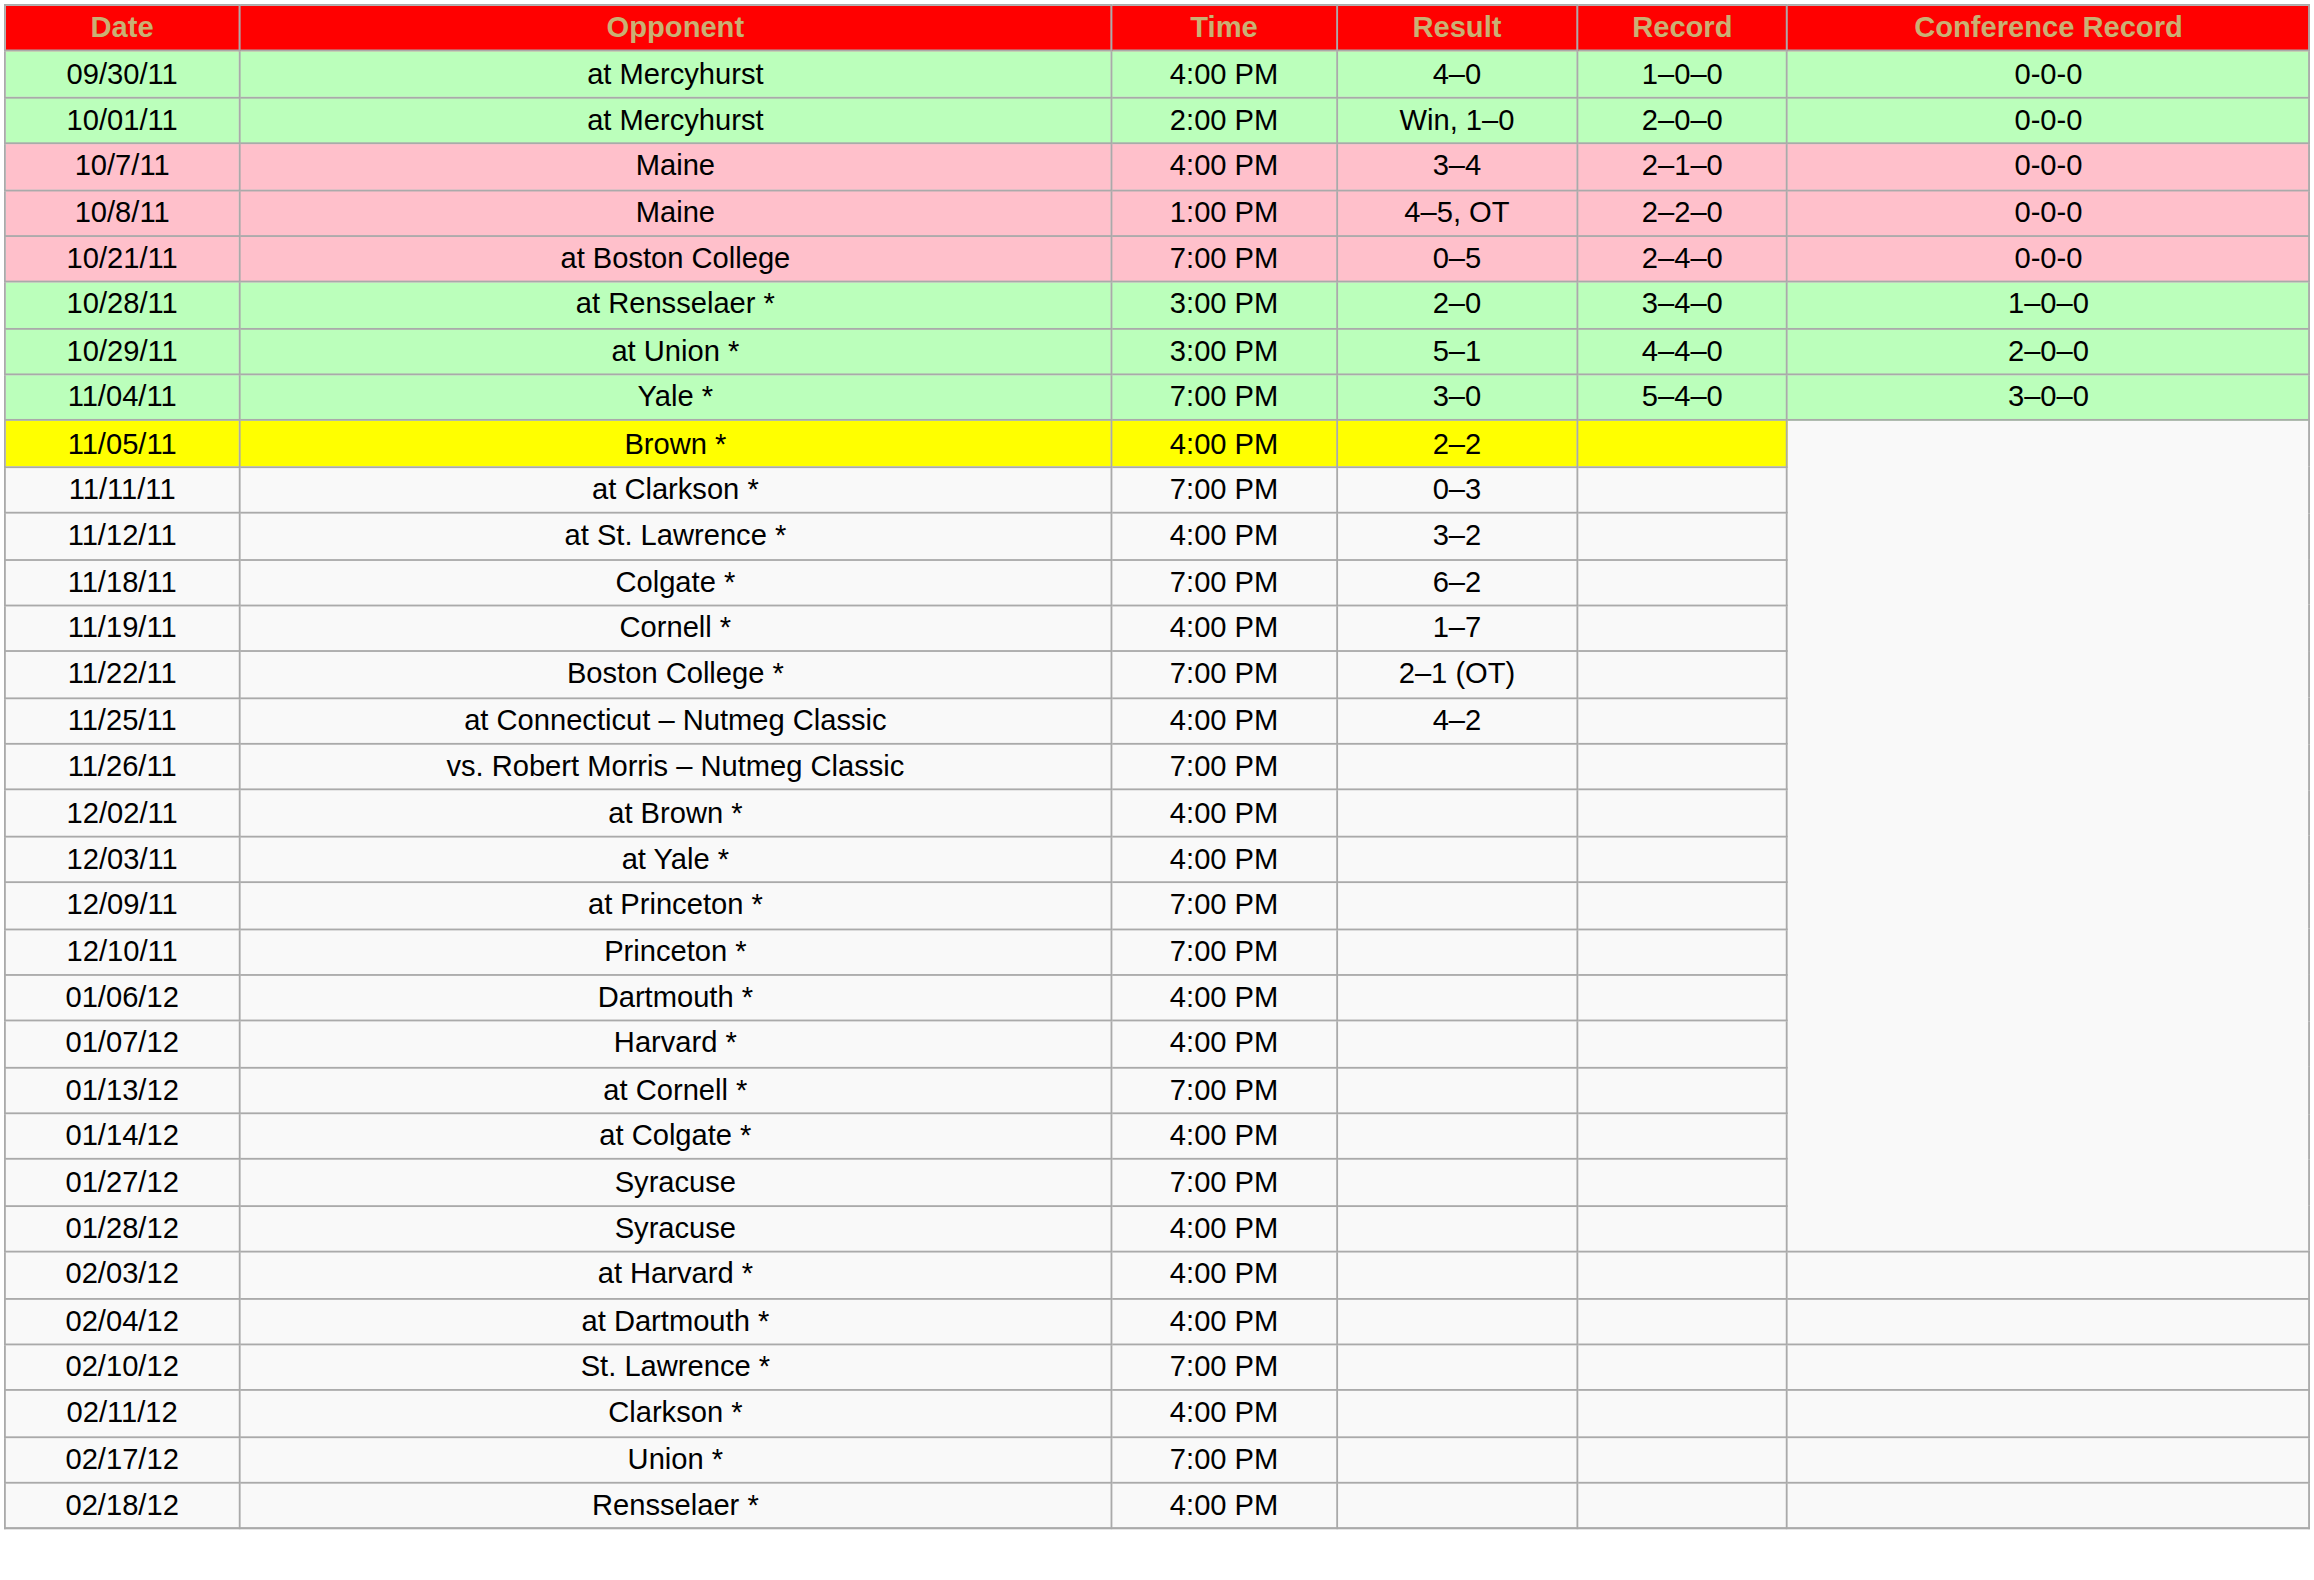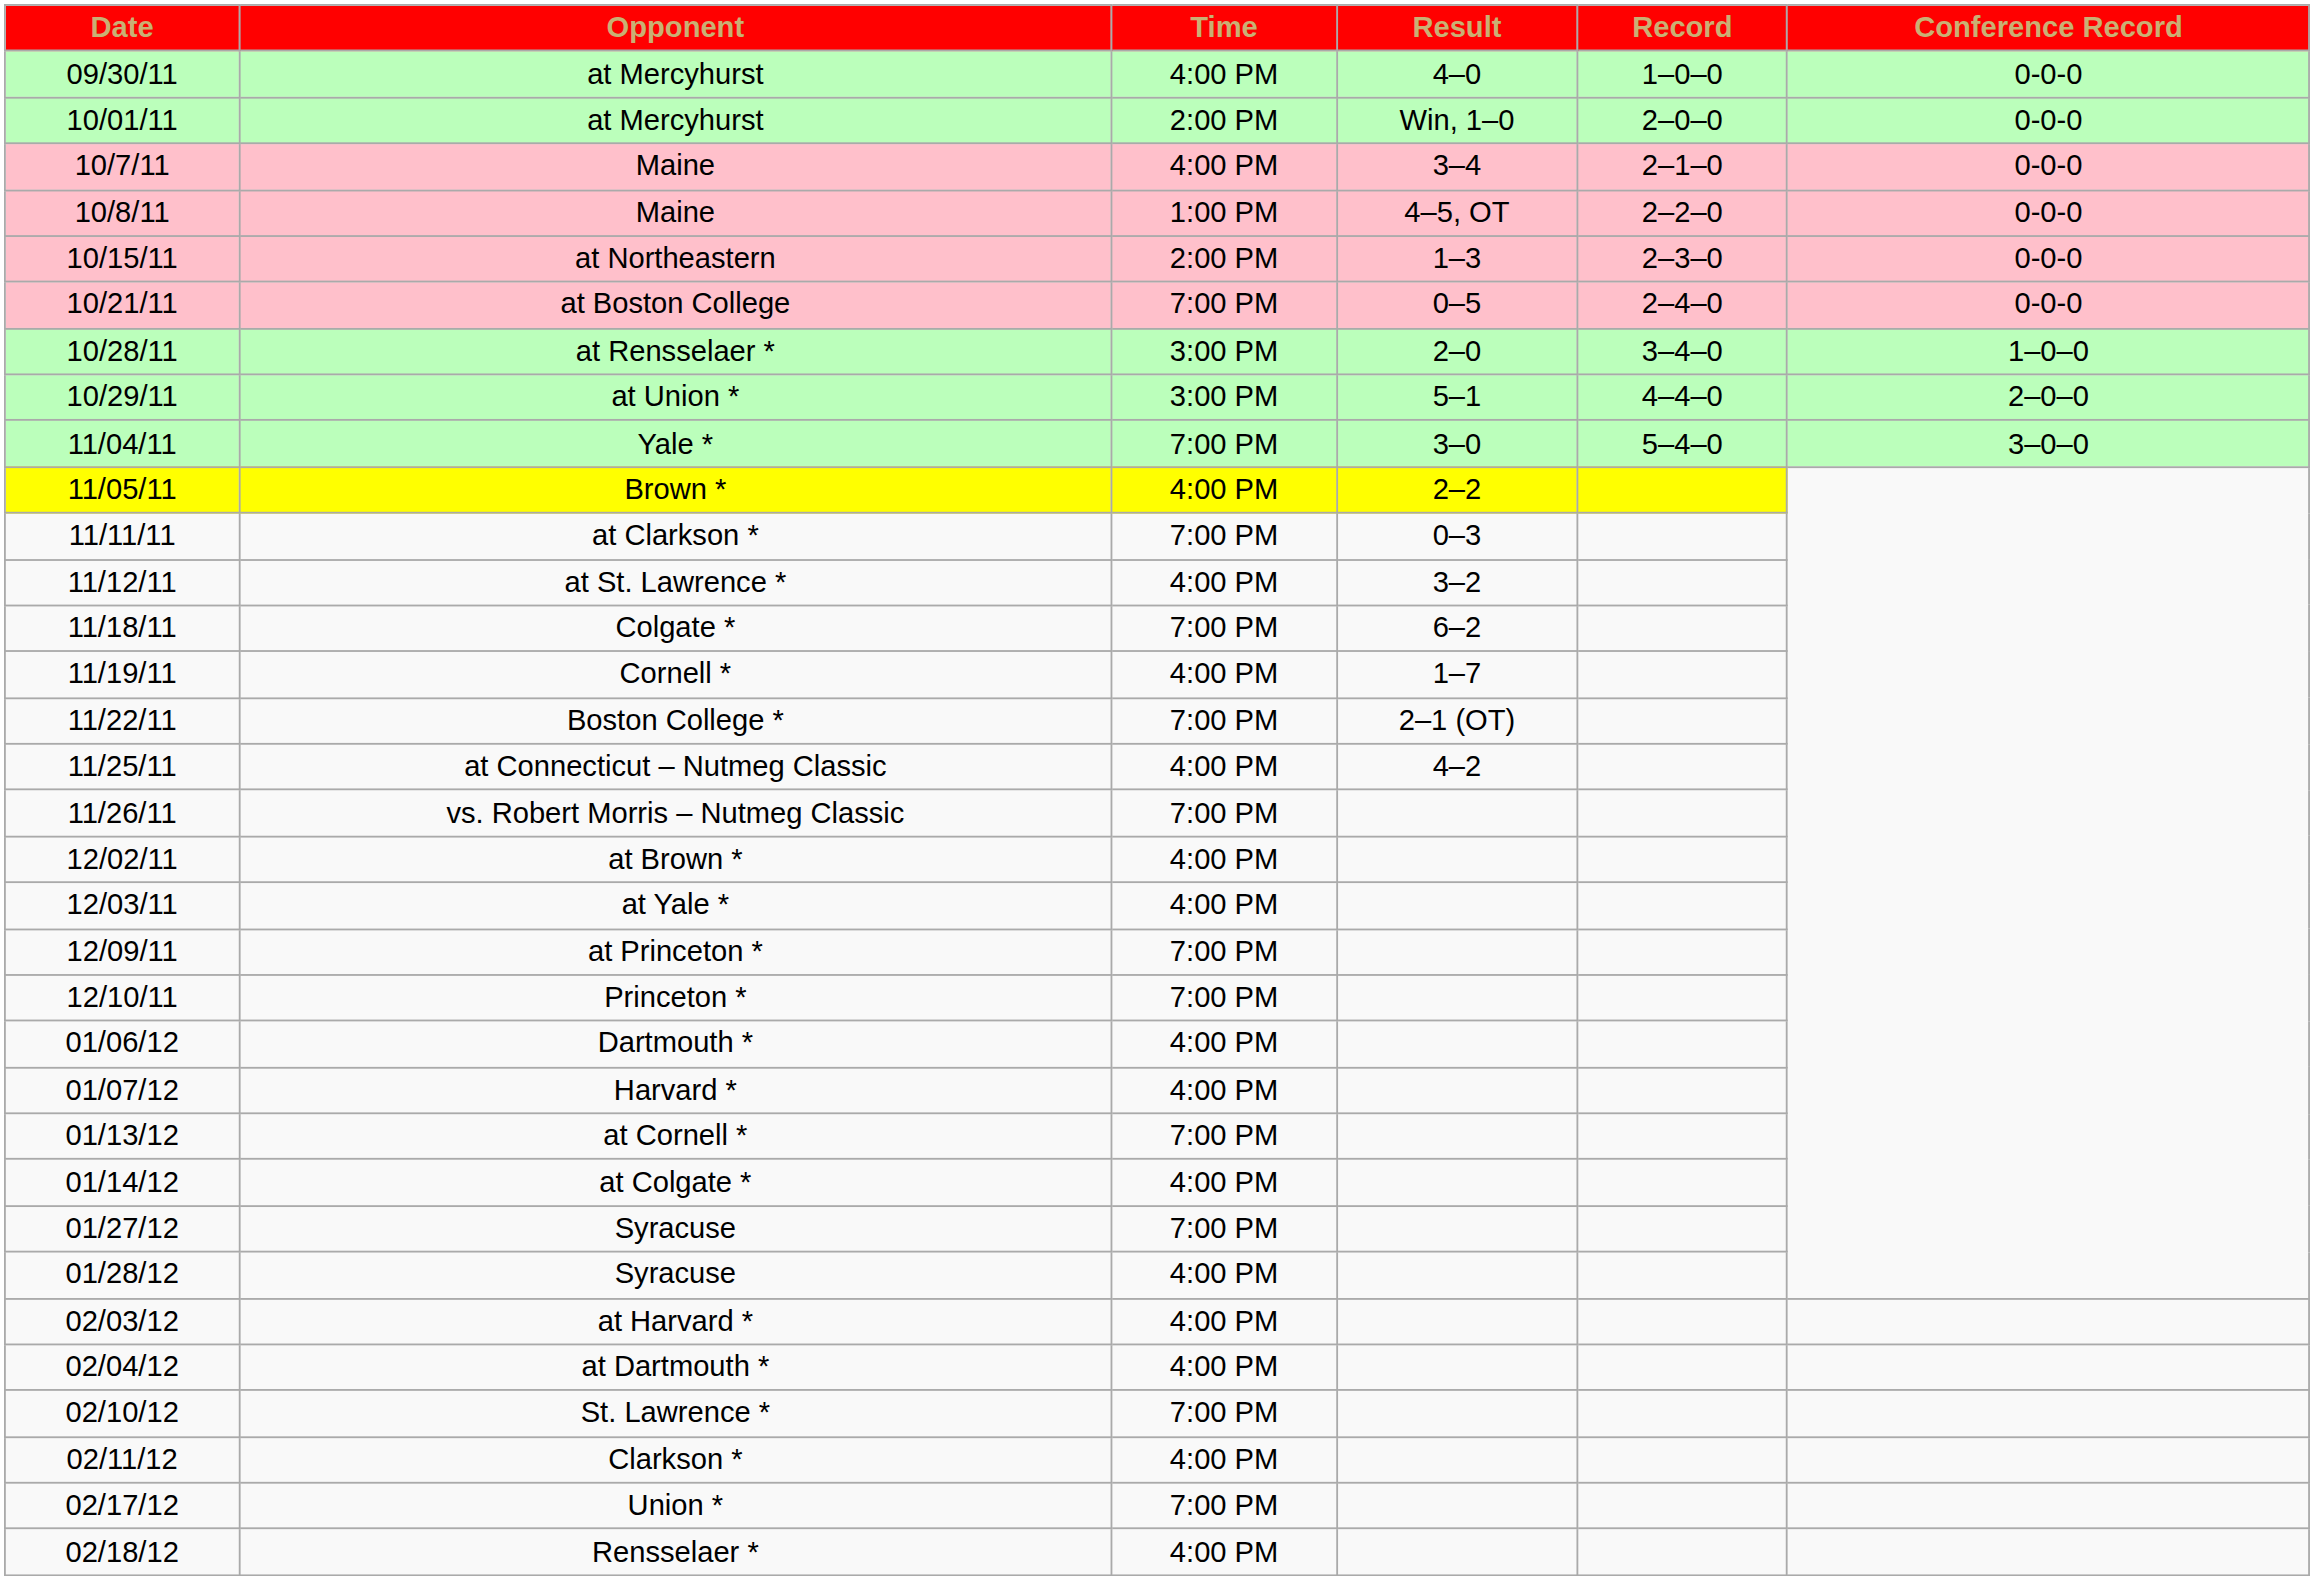+ row: (122, 258)
